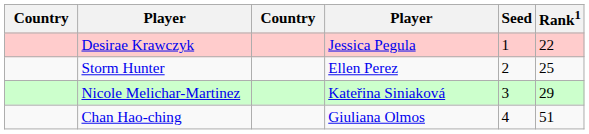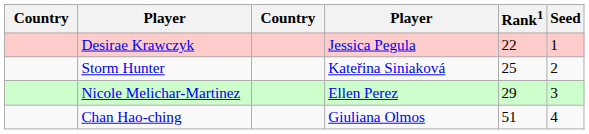columns swapped: (560, 18) <-> (517, 18)
(363, 68) Ellen Perez -> (387, 68) Kateřina Siniaková
(387, 92) Kateřina Siniaková -> (363, 92) Ellen Perez
